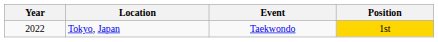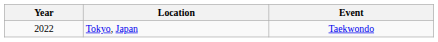- column: (385, 12)
